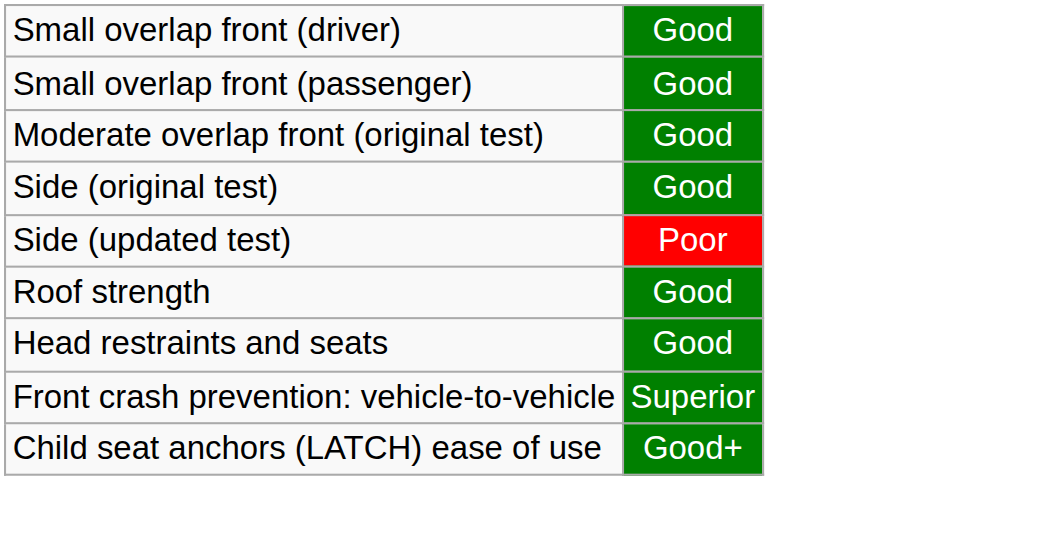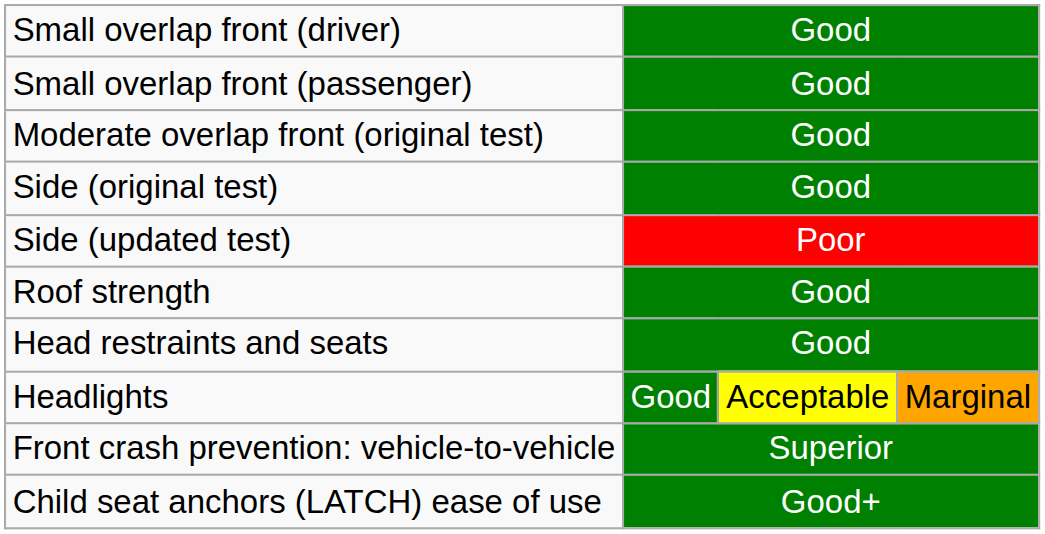+ row: (91, 396)
